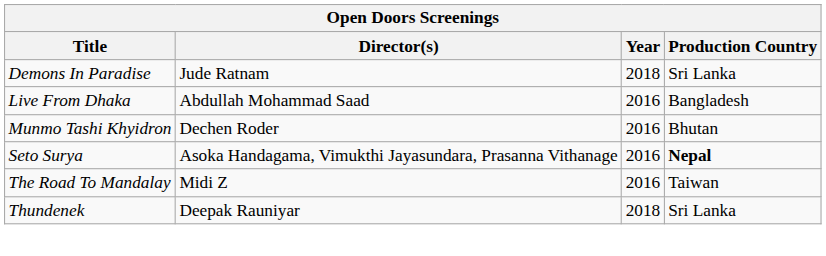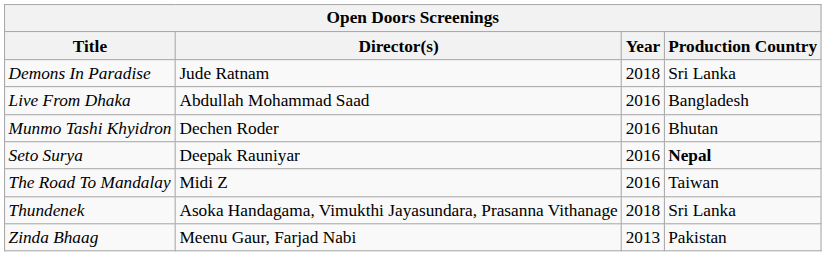(399, 155) Asoka Handagama, Vimukthi Jayasundara, Prasanna Vithanage -> (240, 155) Deepak Rauniyar
(240, 210) Deepak Rauniyar -> (399, 210) Asoka Handagama, Vimukthi Jayasundara, Prasanna Vithanage
+ row: (53, 237)
